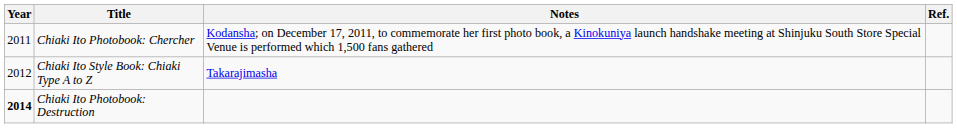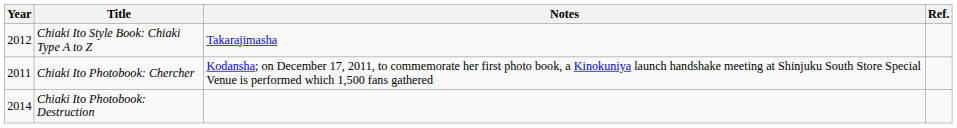rows swapped: (116, 40) <-> (109, 73)
(19, 106) bold -> (19, 106) normal
